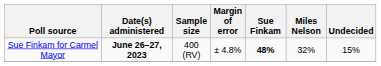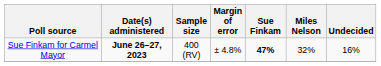(265, 50) 48% -> (265, 50) 47%
(351, 50) 15% -> (351, 50) 16%
